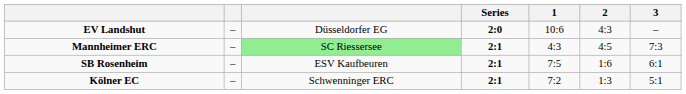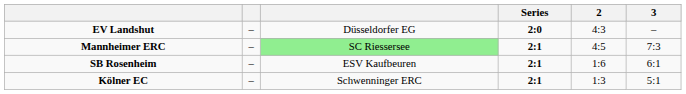- column: (554, 13)
